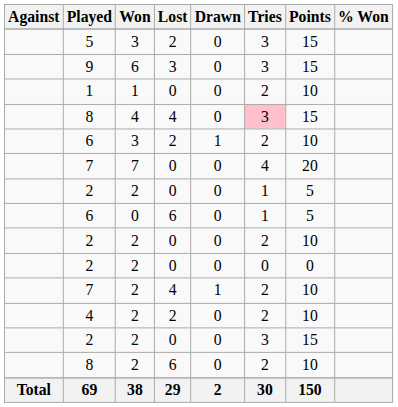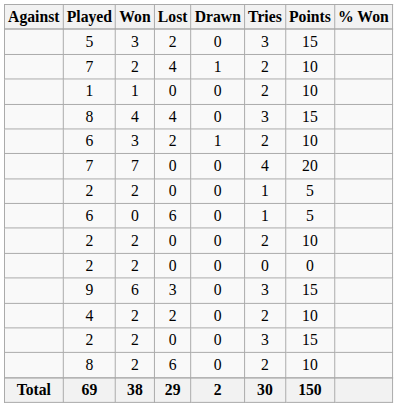rows swapped: (89, 290) <-> (89, 66)
(265, 116) pink background -> (265, 116) no background
